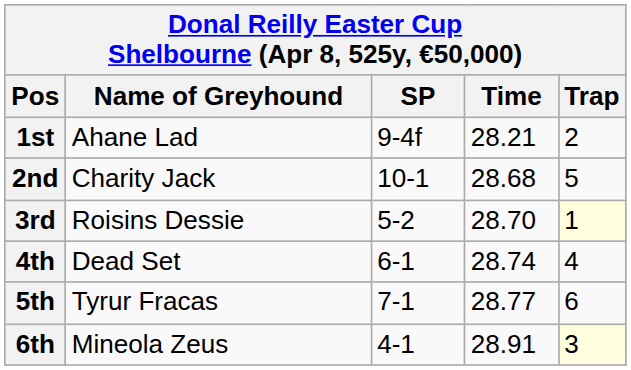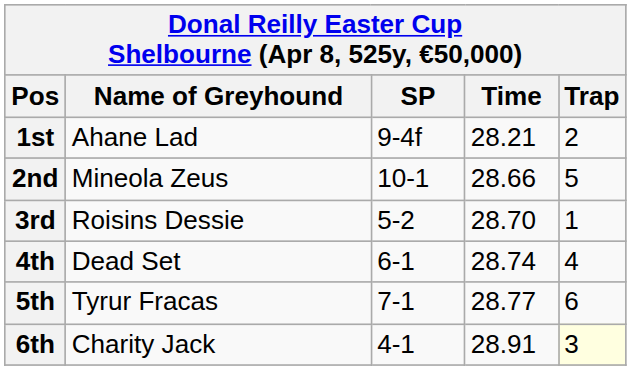(143, 178) Charity Jack -> (150, 178) Mineola Zeus
(503, 178) 28.68 -> (503, 178) 28.66
(571, 219) lightyellow background -> (571, 219) no background
(150, 344) Mineola Zeus -> (143, 344) Charity Jack
